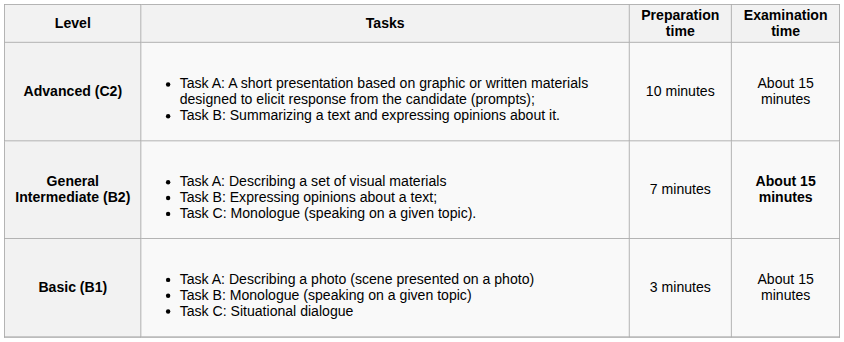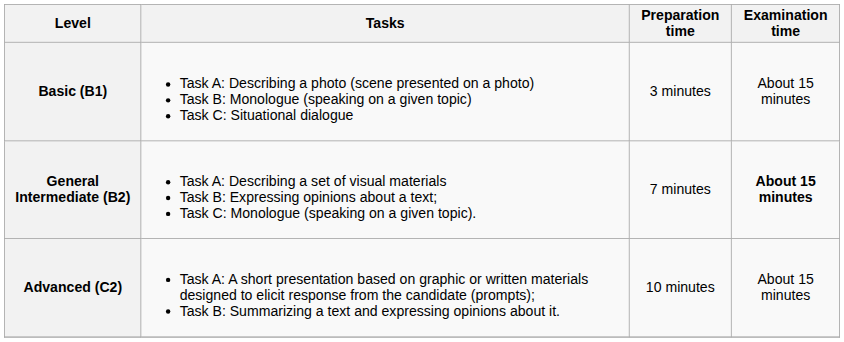rows swapped: (73, 287) <-> (73, 91)
